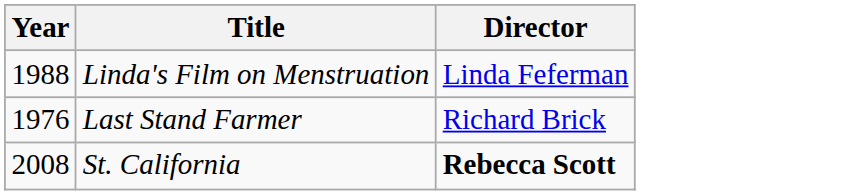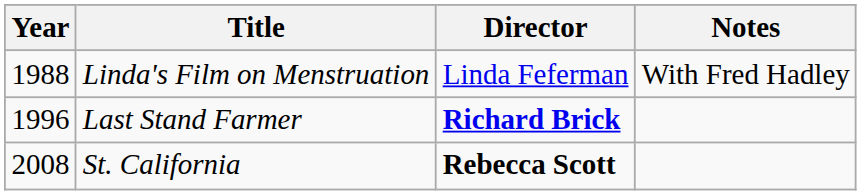+ column: (746, 27)
(41, 119) 1976 -> (41, 119) 1996
(524, 119) normal -> (532, 119) bold
